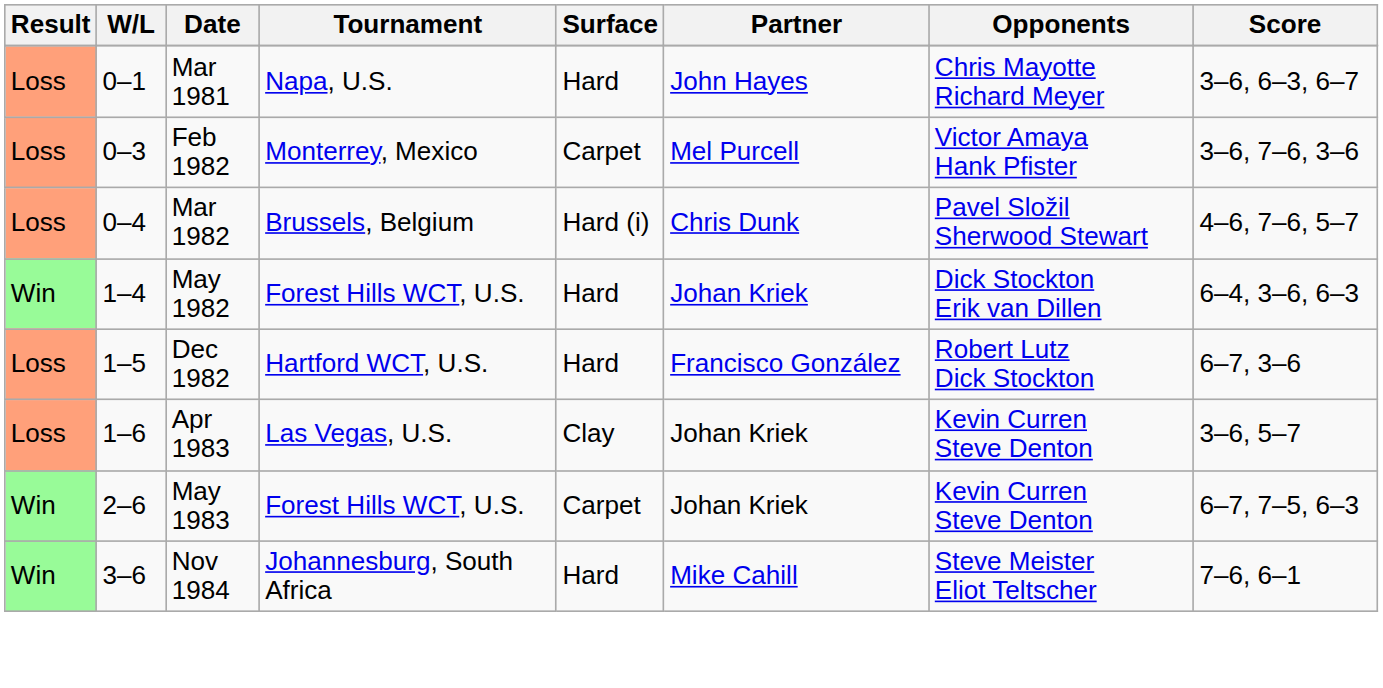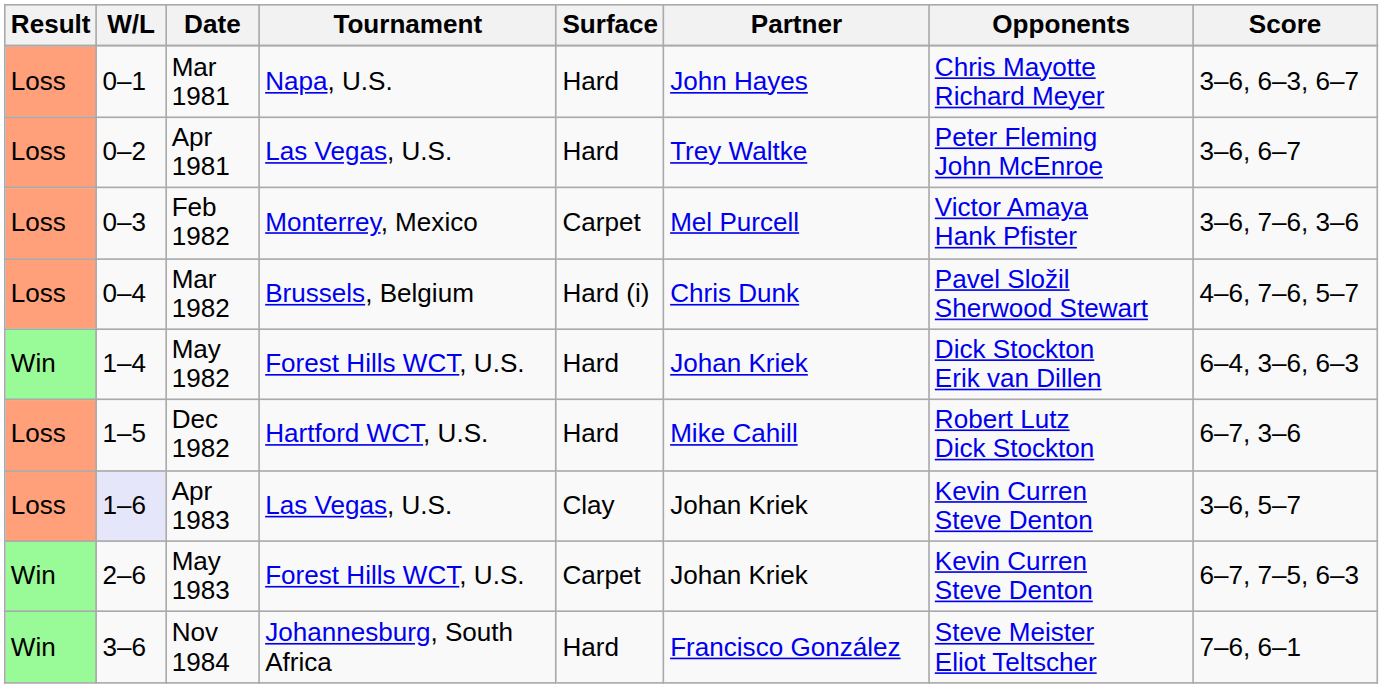+ row: (201, 151)
(785, 364) Francisco González -> (734, 434) Mike Cahill
(124, 434) no background -> (124, 505) lavender background
(734, 576) Mike Cahill -> (785, 646) Francisco González
